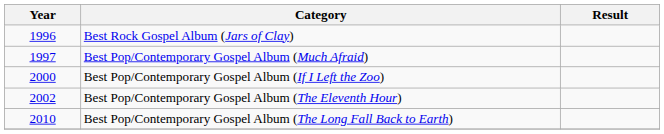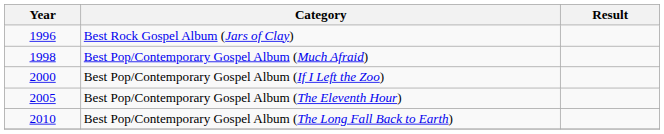(43, 56) 1997 -> (43, 56) 1998
(43, 98) 2002 -> (43, 98) 2005
